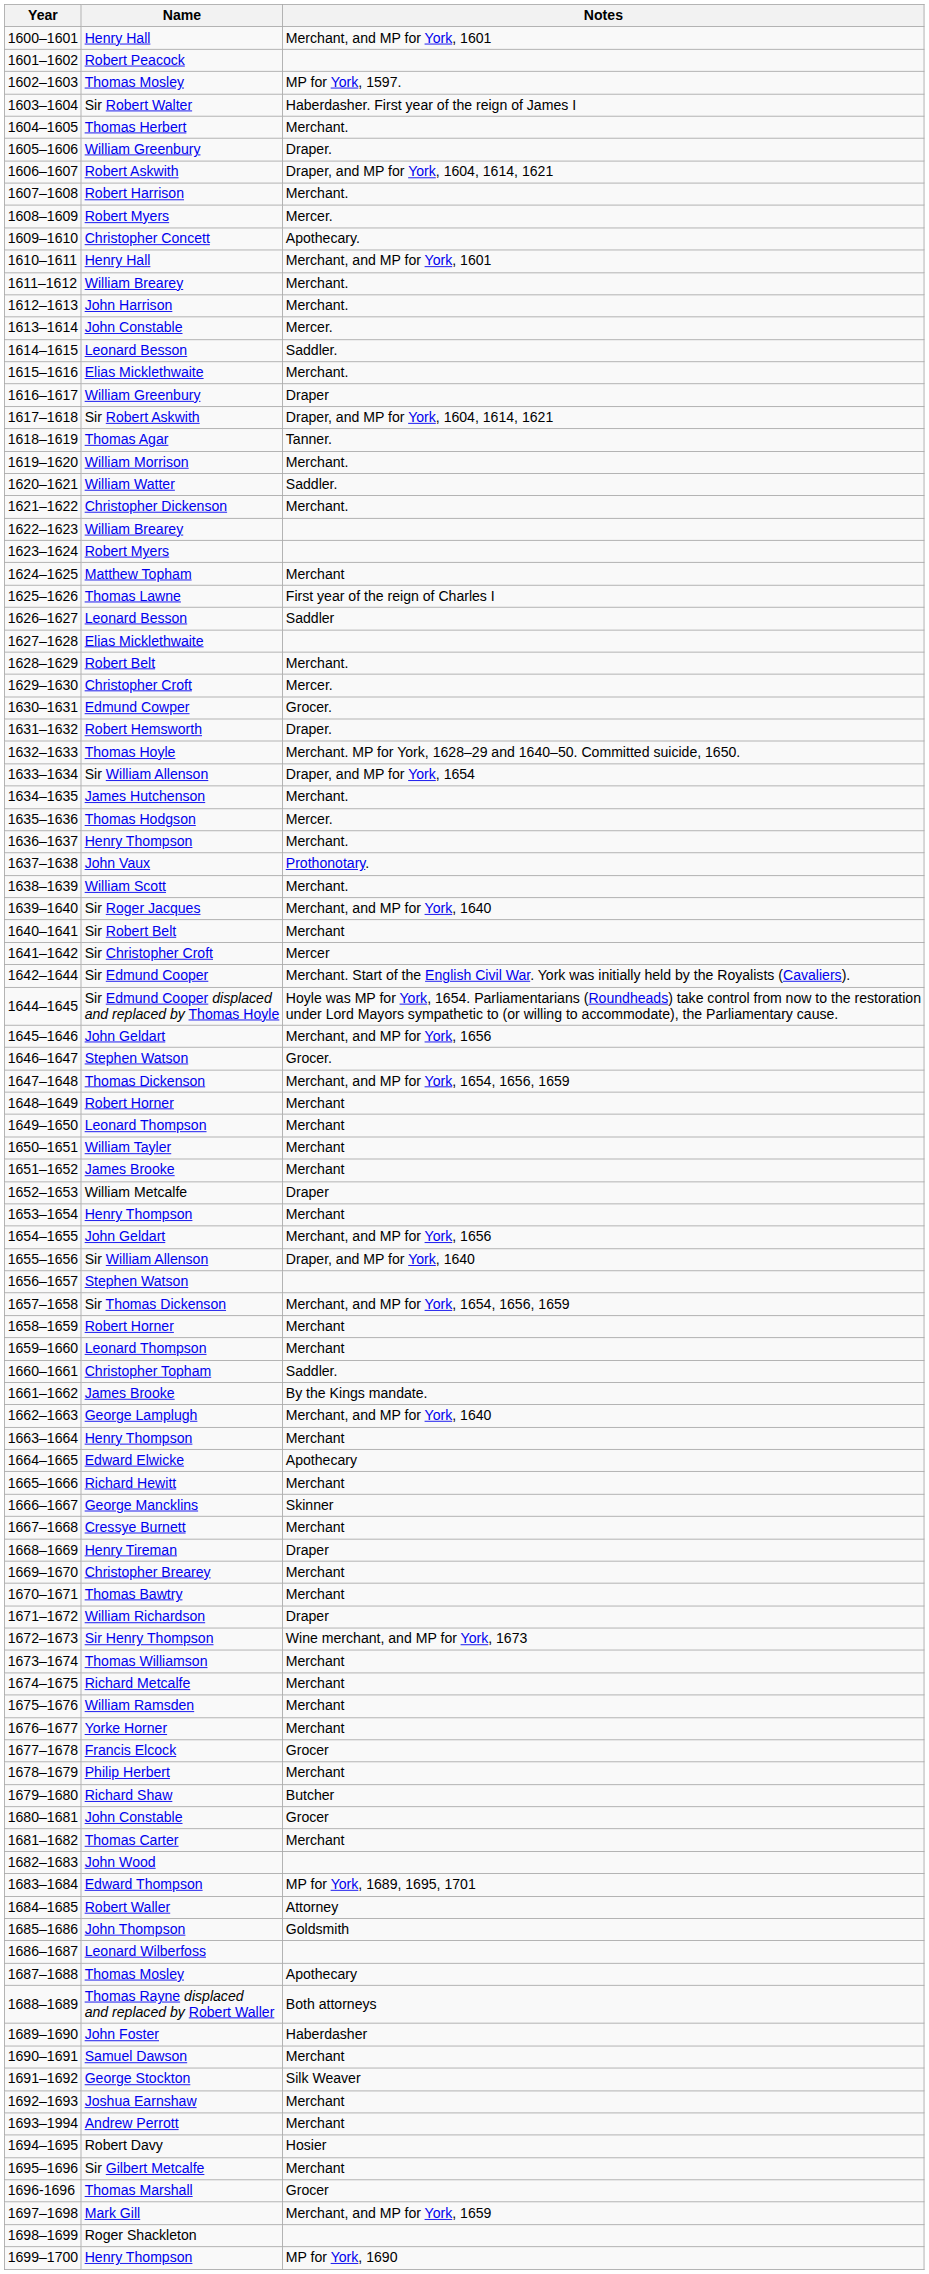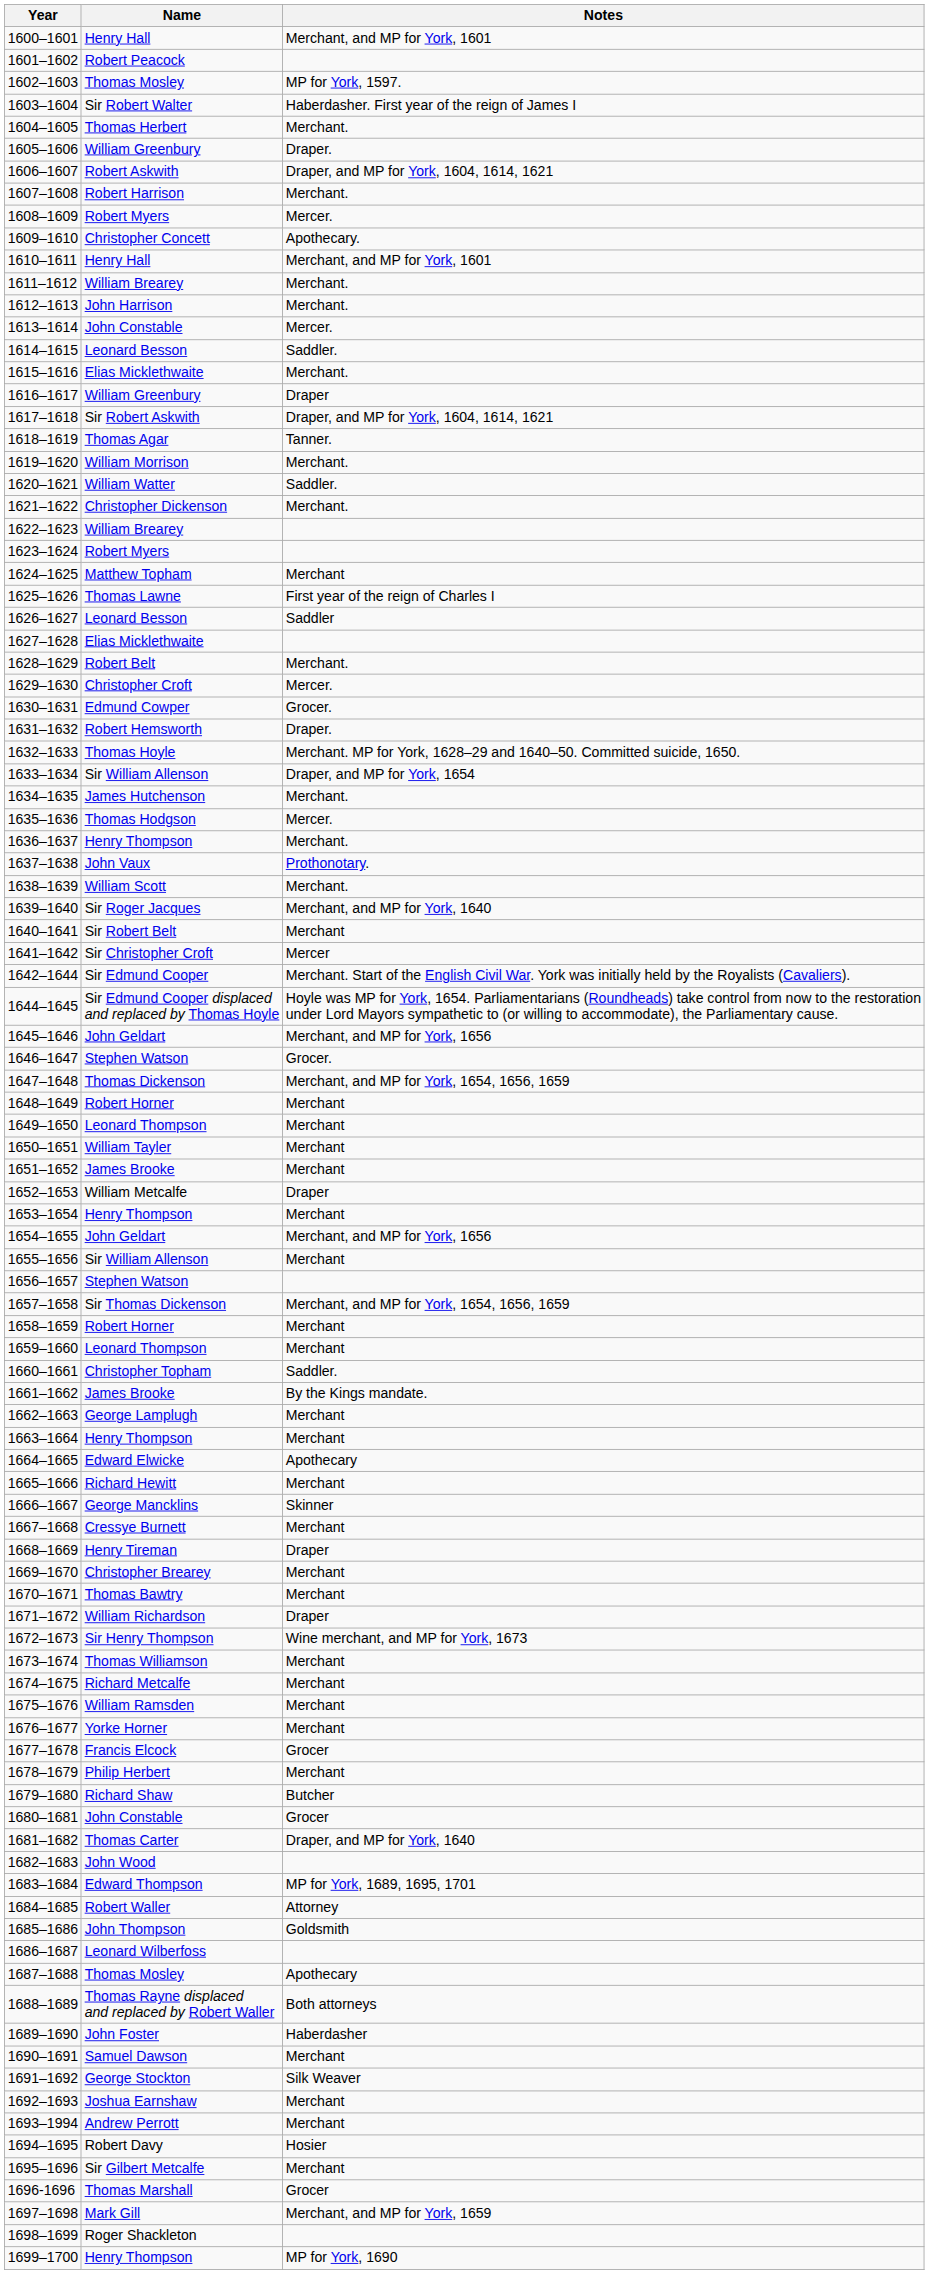(380, 1259) Draper, and MP for York, 1640 -> (315, 1259) Merchant
(389, 1415) Merchant, and MP for York, 1640 -> (315, 1415) Merchant
(315, 1840) Merchant -> (380, 1840) Draper, and MP for York, 1640
